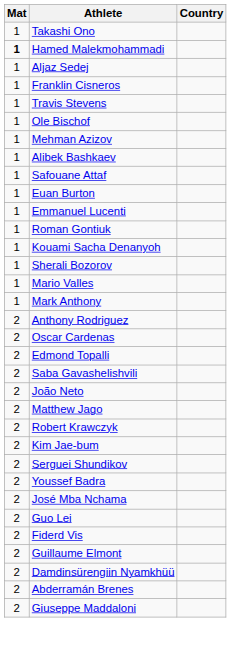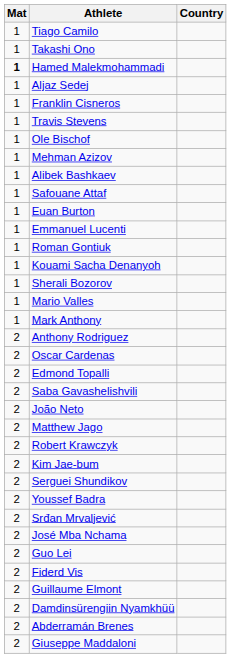+ row: (65, 31)
+ row: (74, 517)
